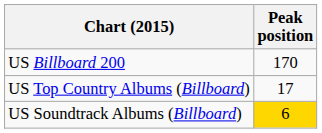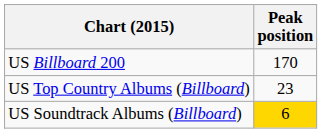(285, 88) 17 -> (285, 88) 23
